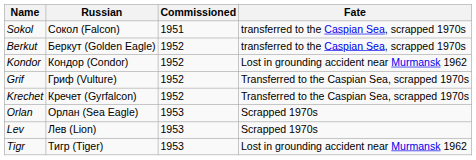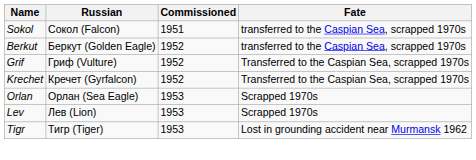- row: (24, 63)
